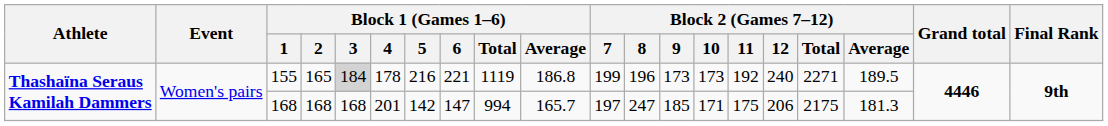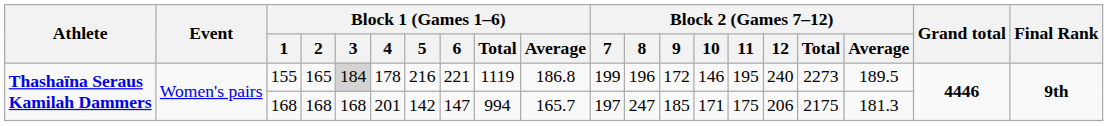(677, 77) 173 -> (677, 77) 172
(711, 77) 173 -> (711, 77) 146
(746, 77) 192 -> (746, 77) 195
(821, 77) 2271 -> (821, 77) 2273
